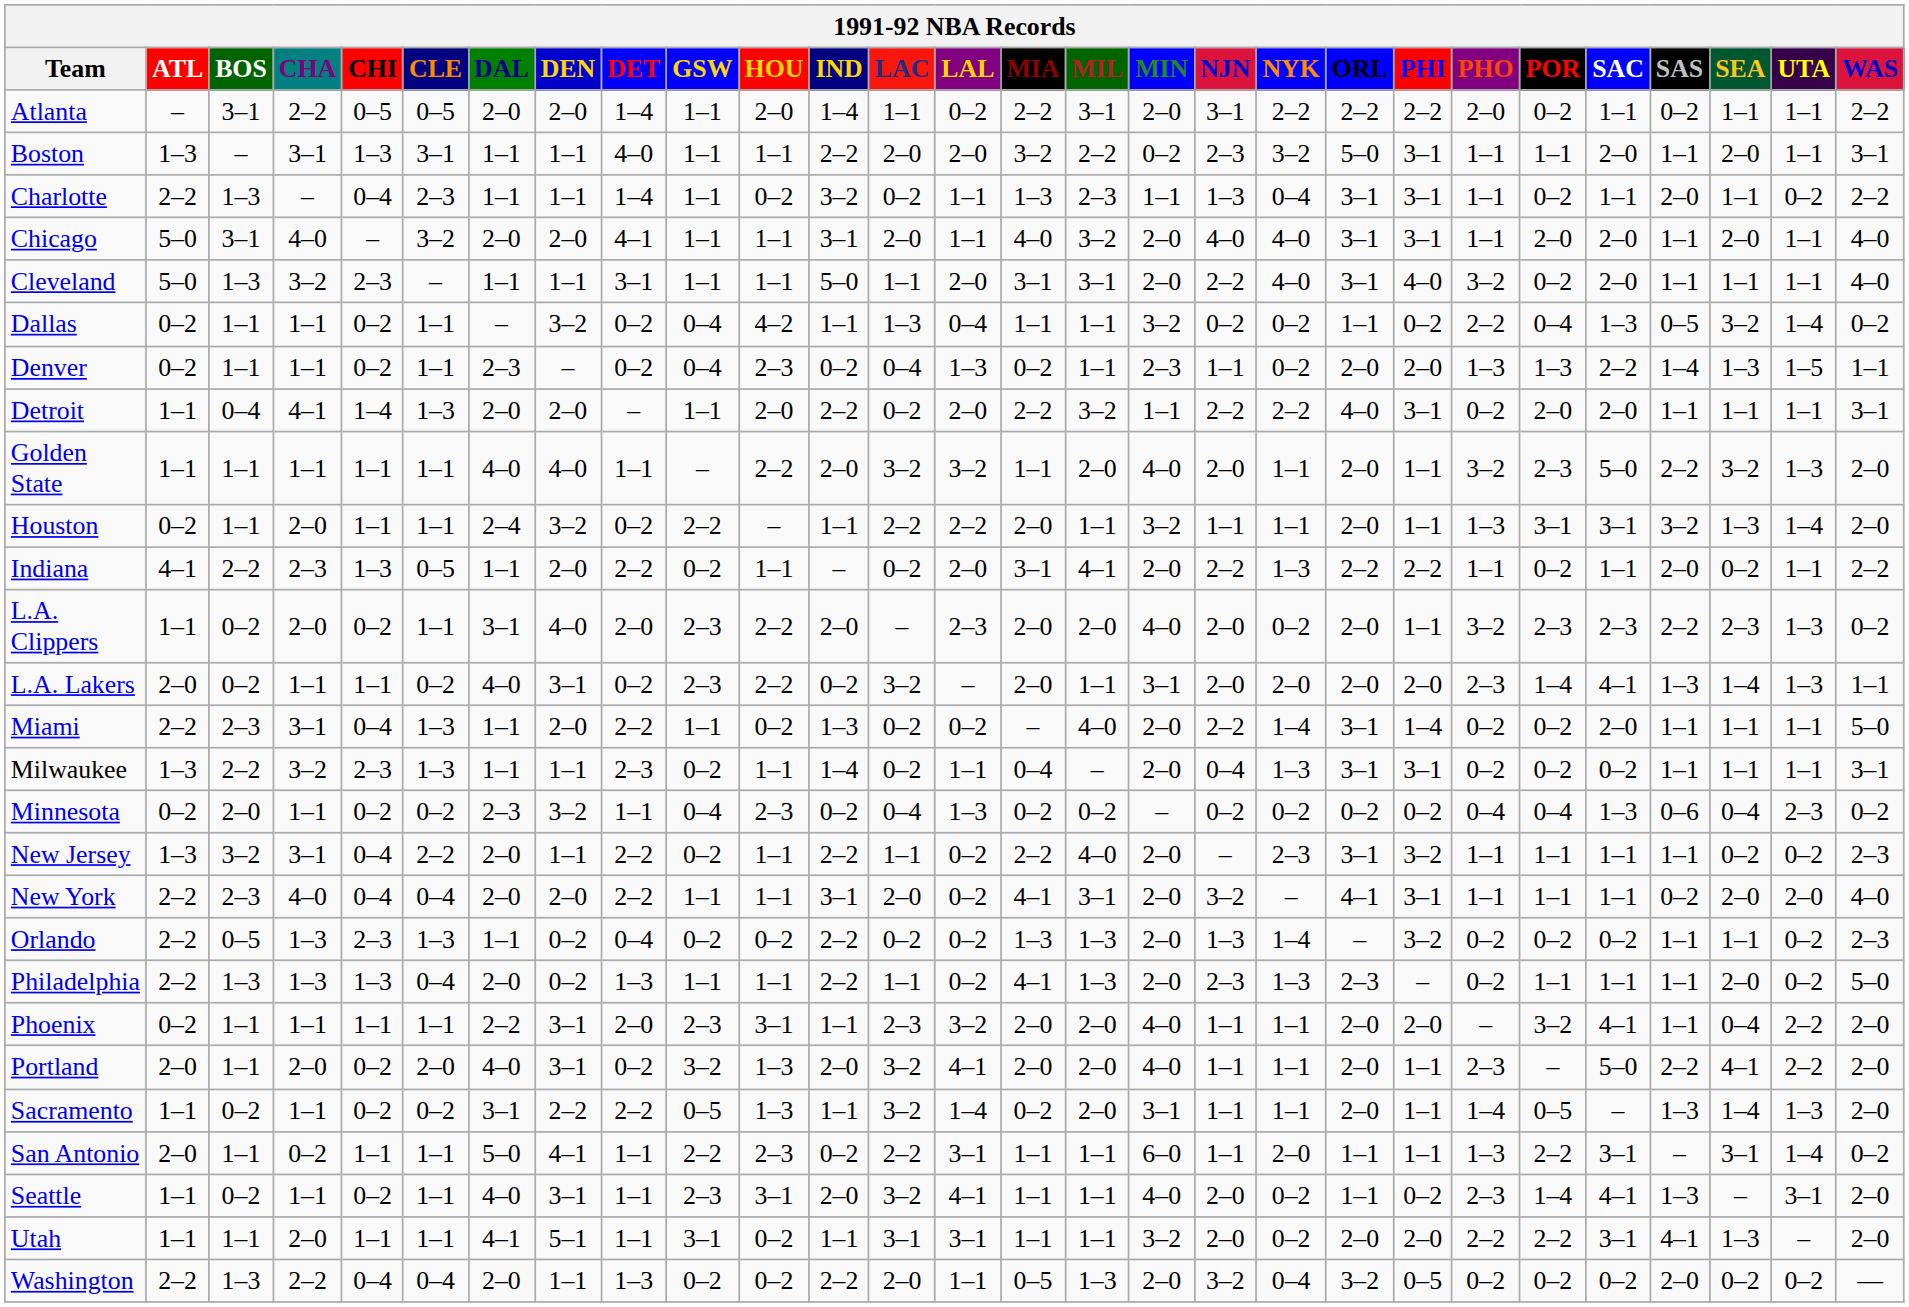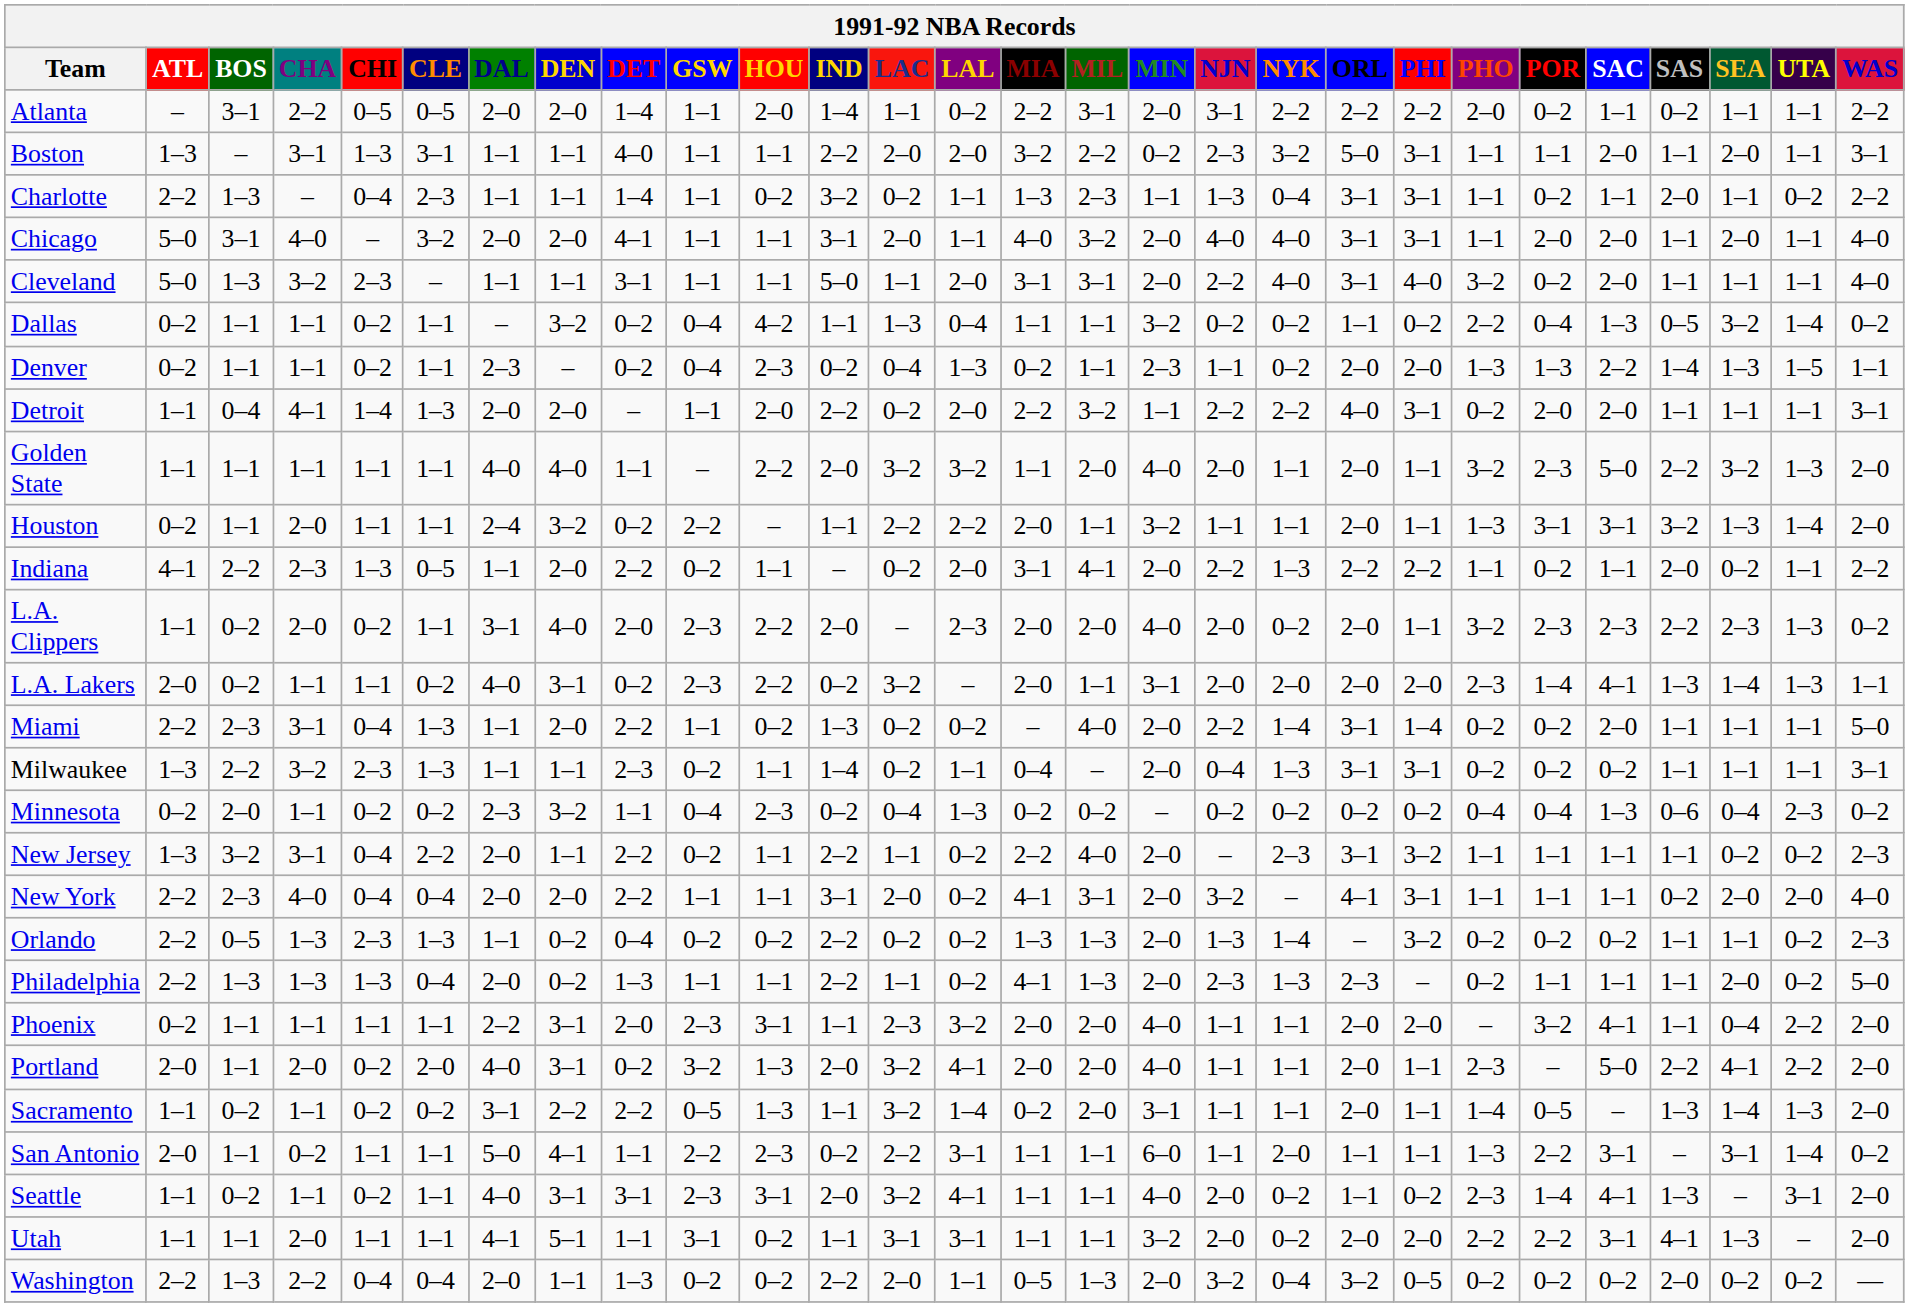(634, 1194) 1–1 -> (634, 1194) 3–1
